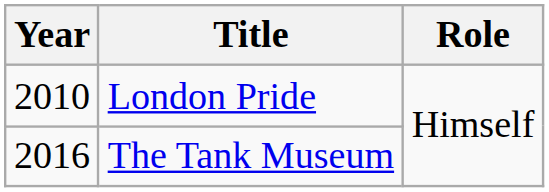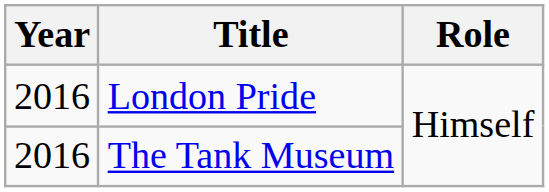(52, 95) 2010 -> (52, 95) 2016
